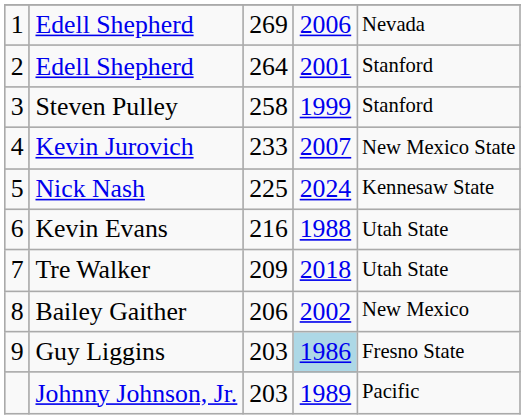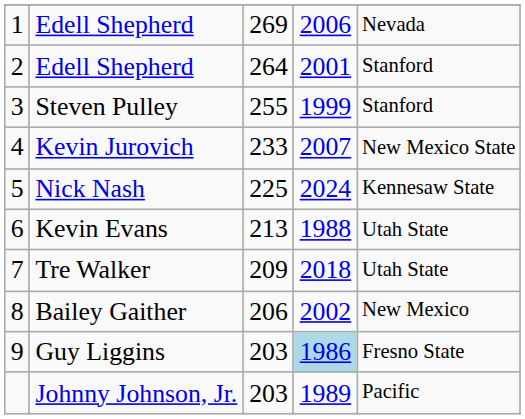(269, 106) 258 -> (269, 106) 255
(269, 229) 216 -> (269, 229) 213
